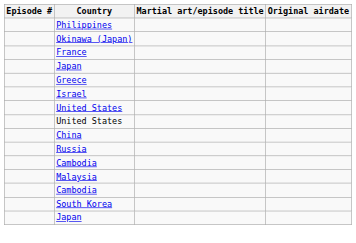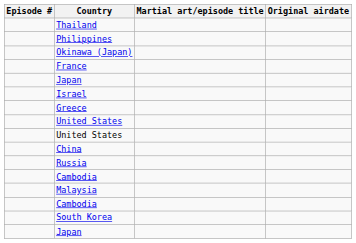+ row: (29, 25)
rows swapped: (29, 80) <-> (29, 94)
